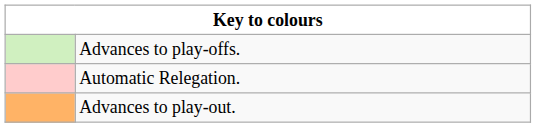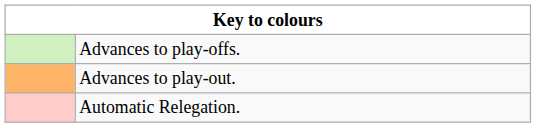rows swapped: (157, 107) <-> (160, 78)
